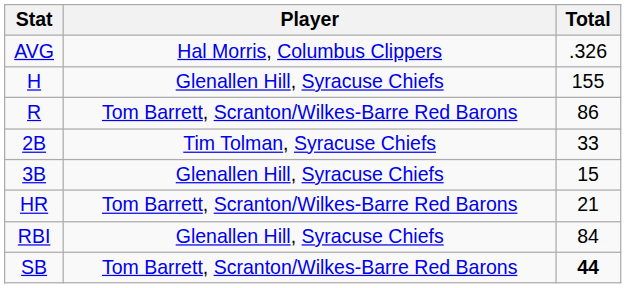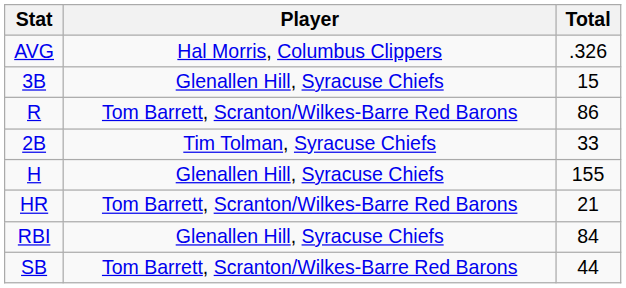rows swapped: (34, 81) <-> (34, 174)
(588, 267) bold -> (588, 267) normal
